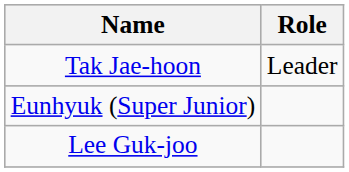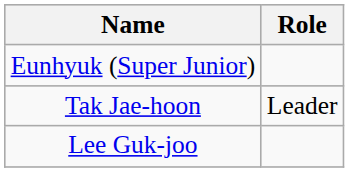rows swapped: (133, 65) <-> (133, 105)
